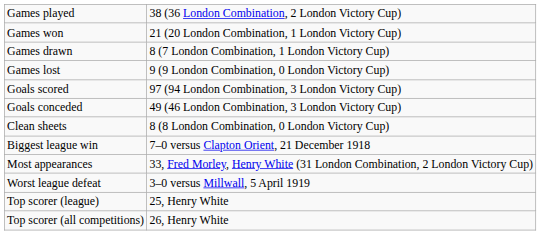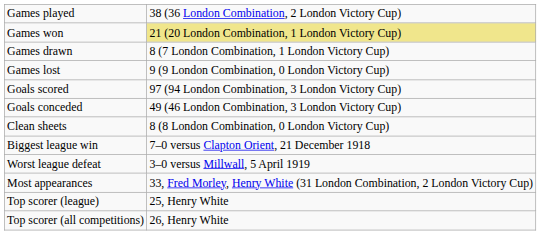(275, 32) no background -> (275, 32) khaki background
rows swapped: (54, 182) <-> (50, 164)
